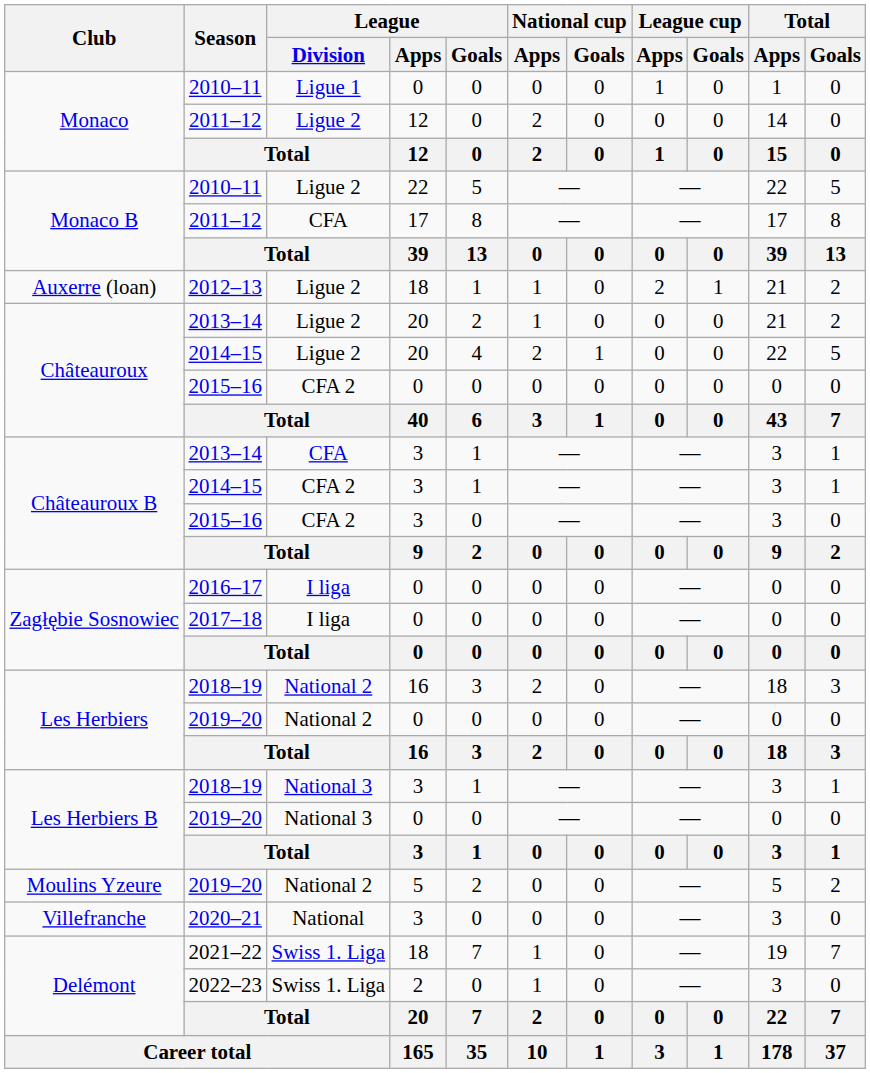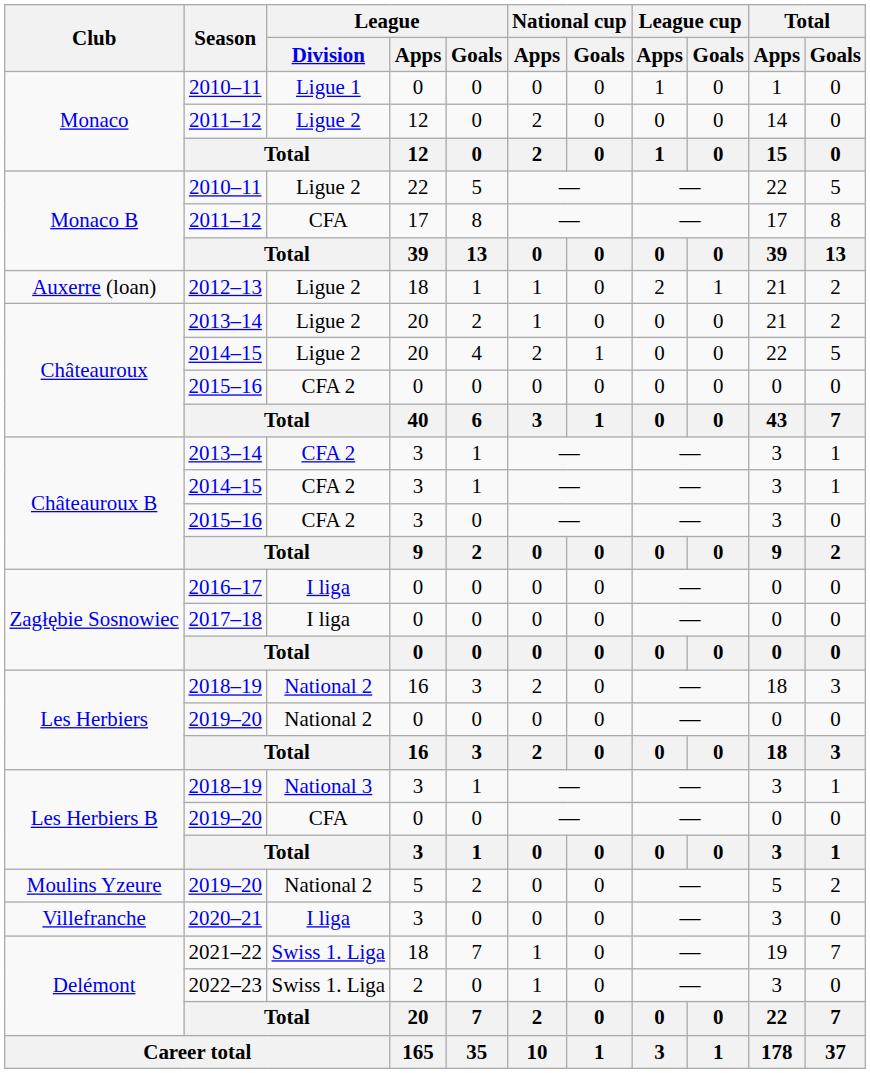(328, 453) CFA -> (328, 453) CFA 2
(328, 818) National 3 -> (328, 818) CFA
(328, 918) National -> (328, 918) I liga
